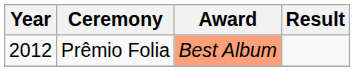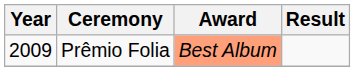(31, 50) 2012 -> (31, 50) 2009
